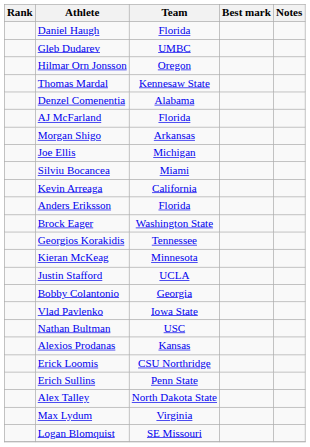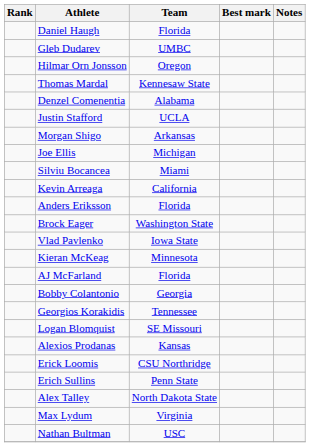rows swapped: (69, 118) <-> (70, 275)
rows swapped: (81, 240) <-> (70, 310)
rows swapped: (74, 328) <-> (76, 433)
